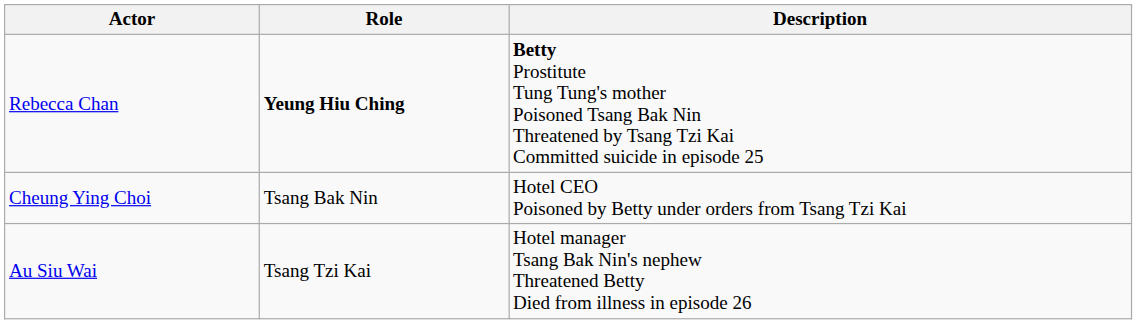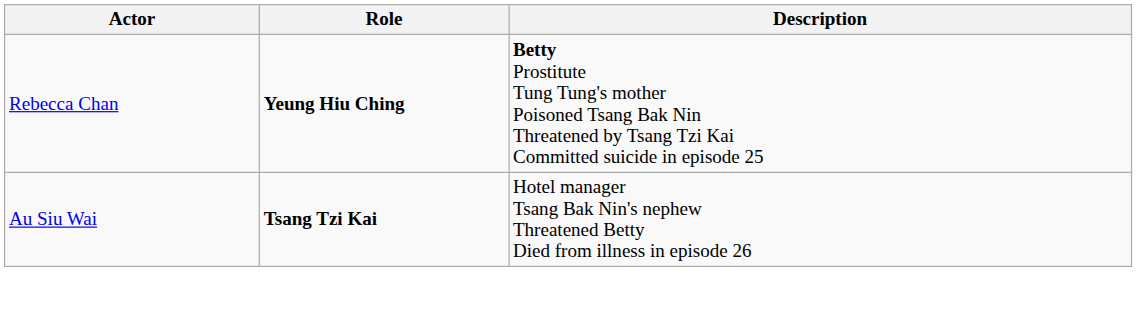- row: (80, 197)
(317, 270) normal -> (320, 219) bold
